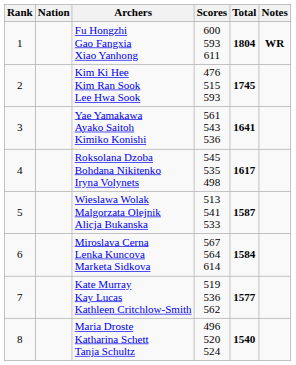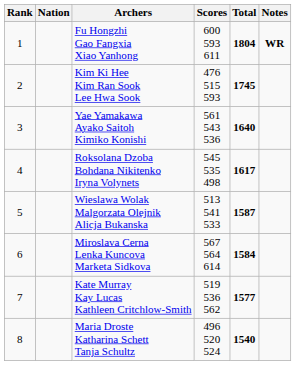(244, 127) 1641 -> (244, 127) 1640
